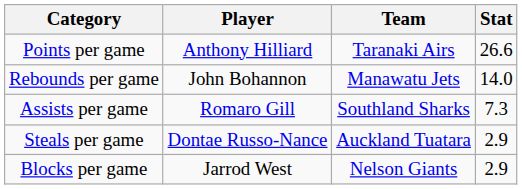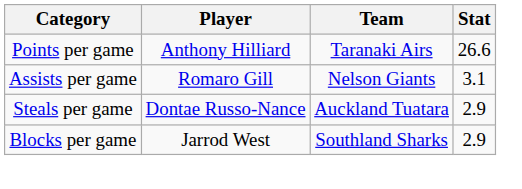- row: (84, 79)
(404, 109) Southland Sharks -> (382, 79) Nelson Giants
(496, 109) 7.3 -> (474, 79) 3.1
(404, 169) Nelson Giants -> (382, 139) Southland Sharks
